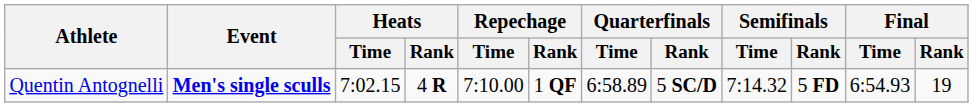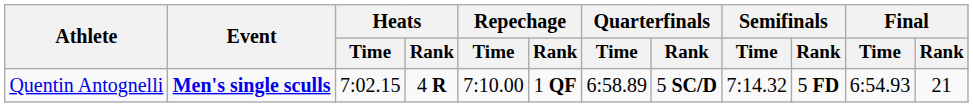(942, 85) 19 -> (942, 85) 21
